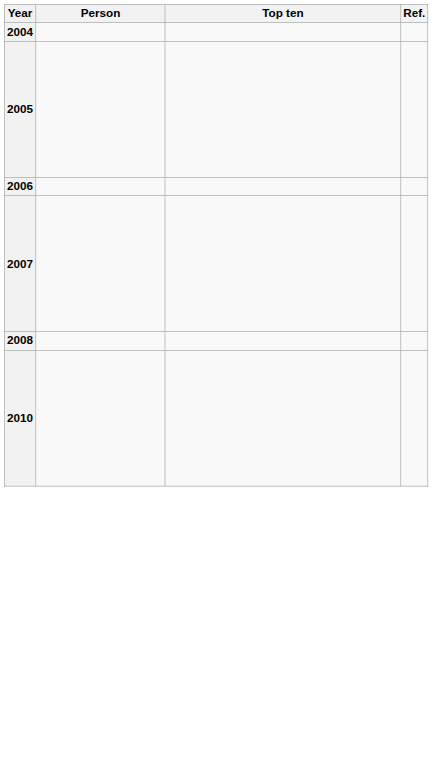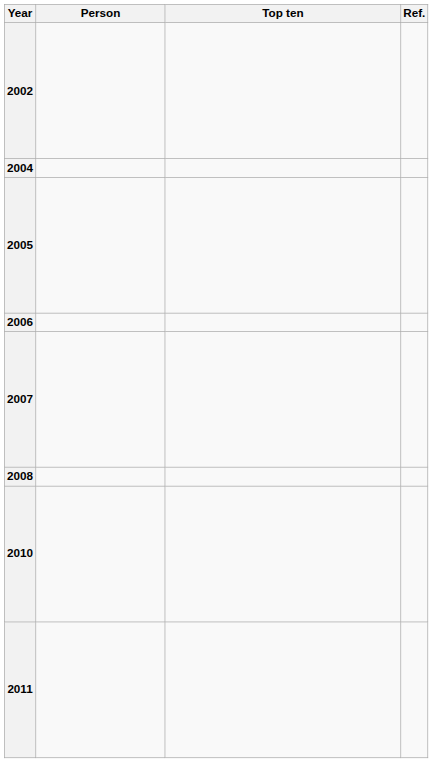+ row: (20, 90)
+ row: (20, 689)
